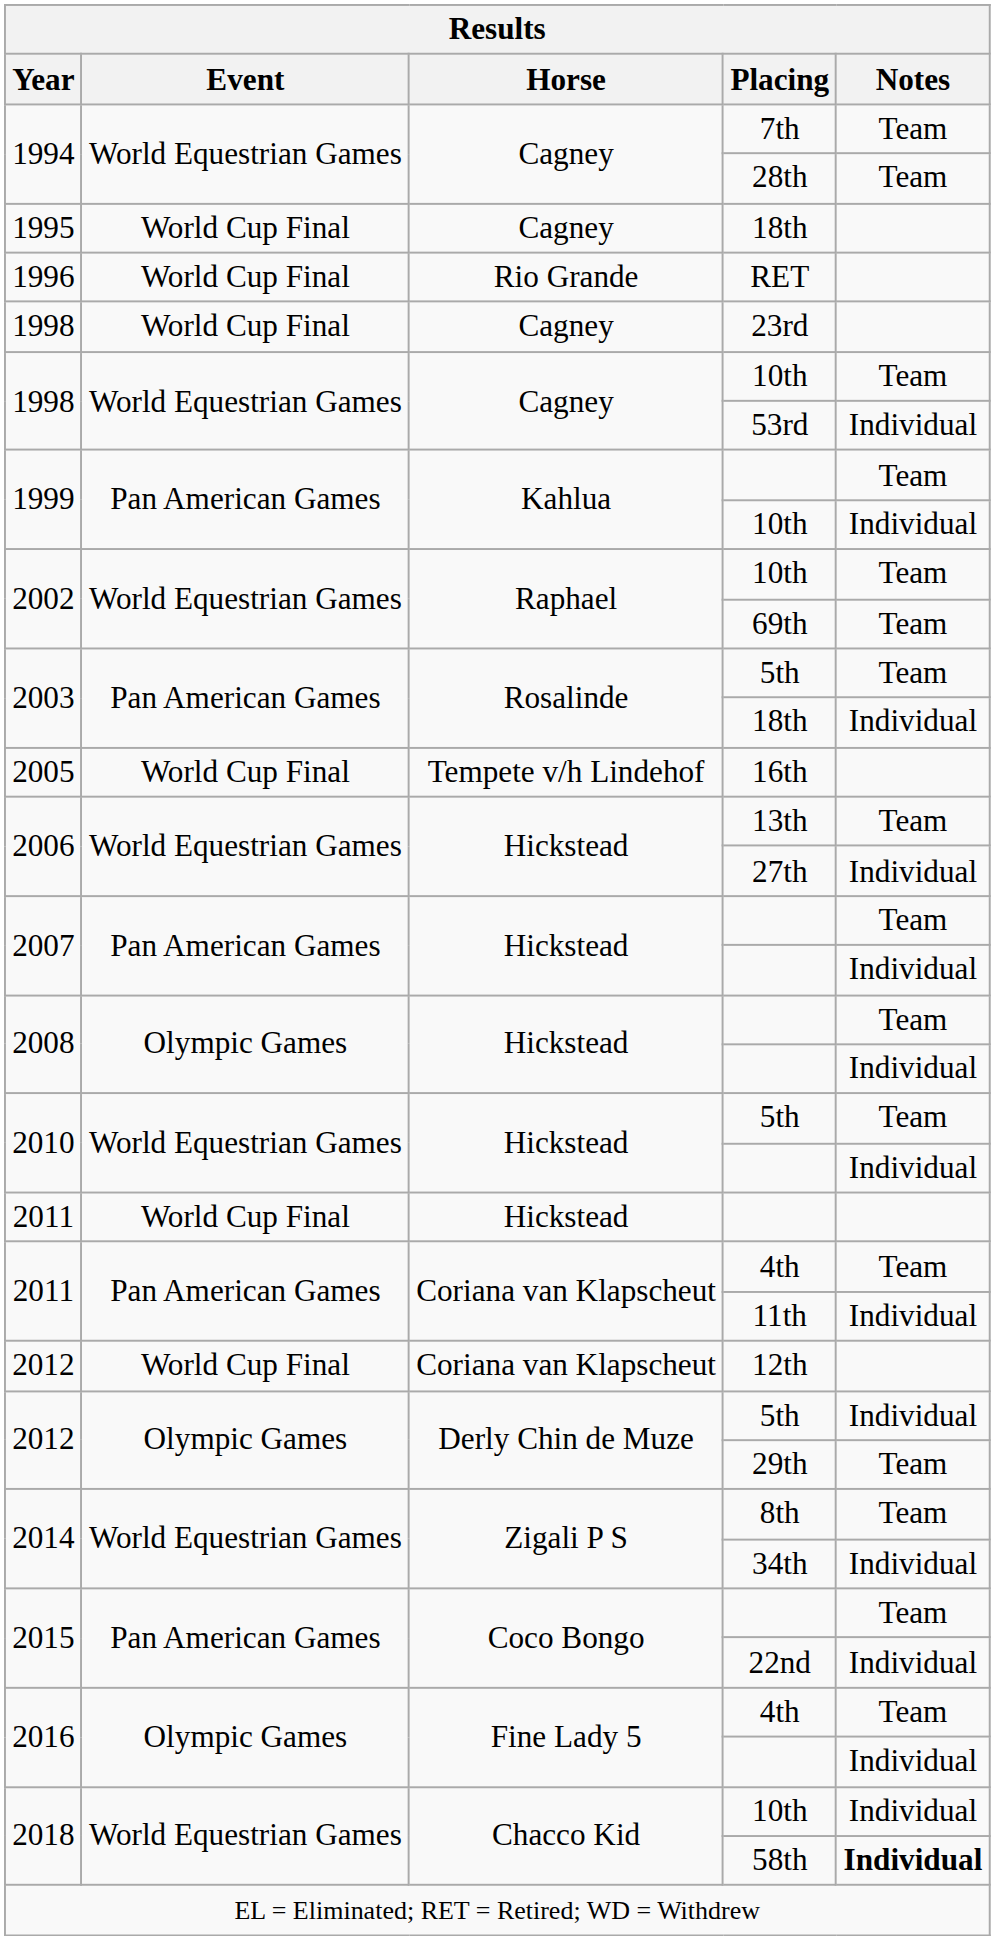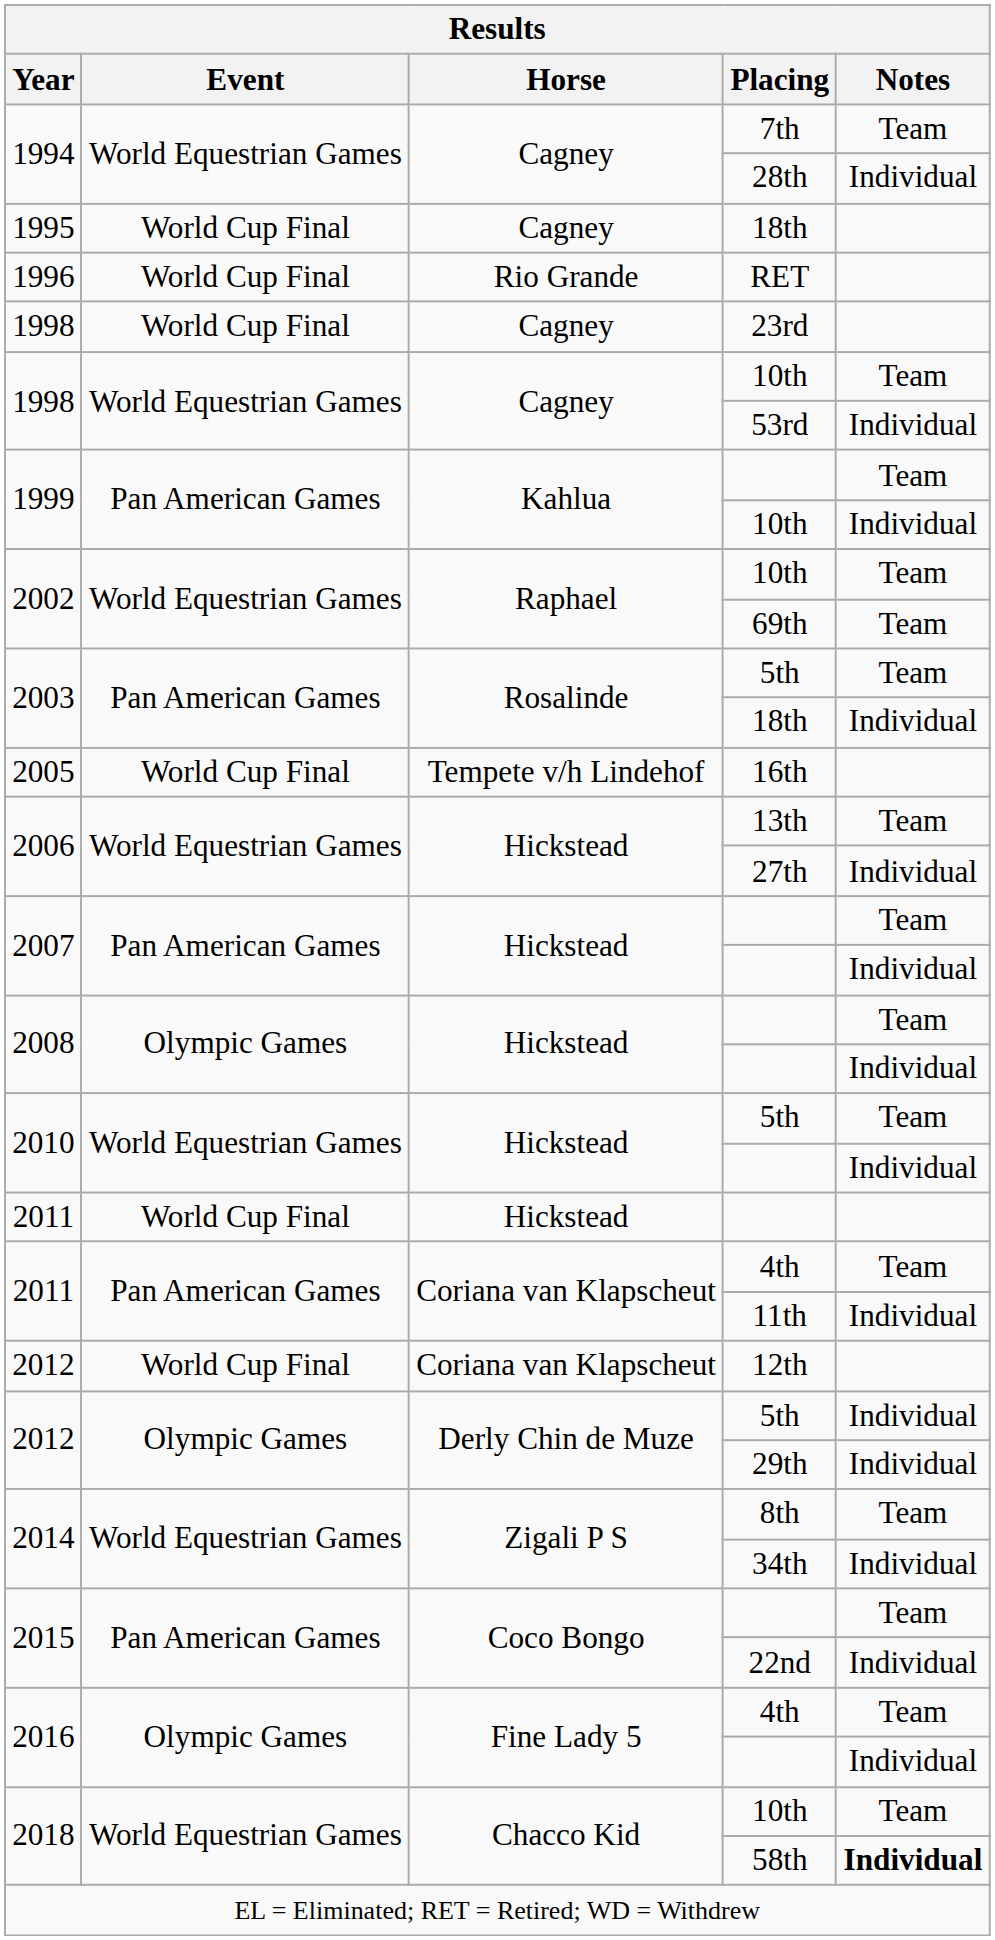(913, 177) Team -> (913, 177) Individual
(913, 1464) Team -> (913, 1464) Individual
(913, 1810) Individual -> (913, 1810) Team
